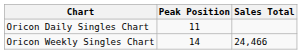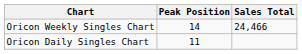rows swapped: (78, 27) <-> (80, 41)
